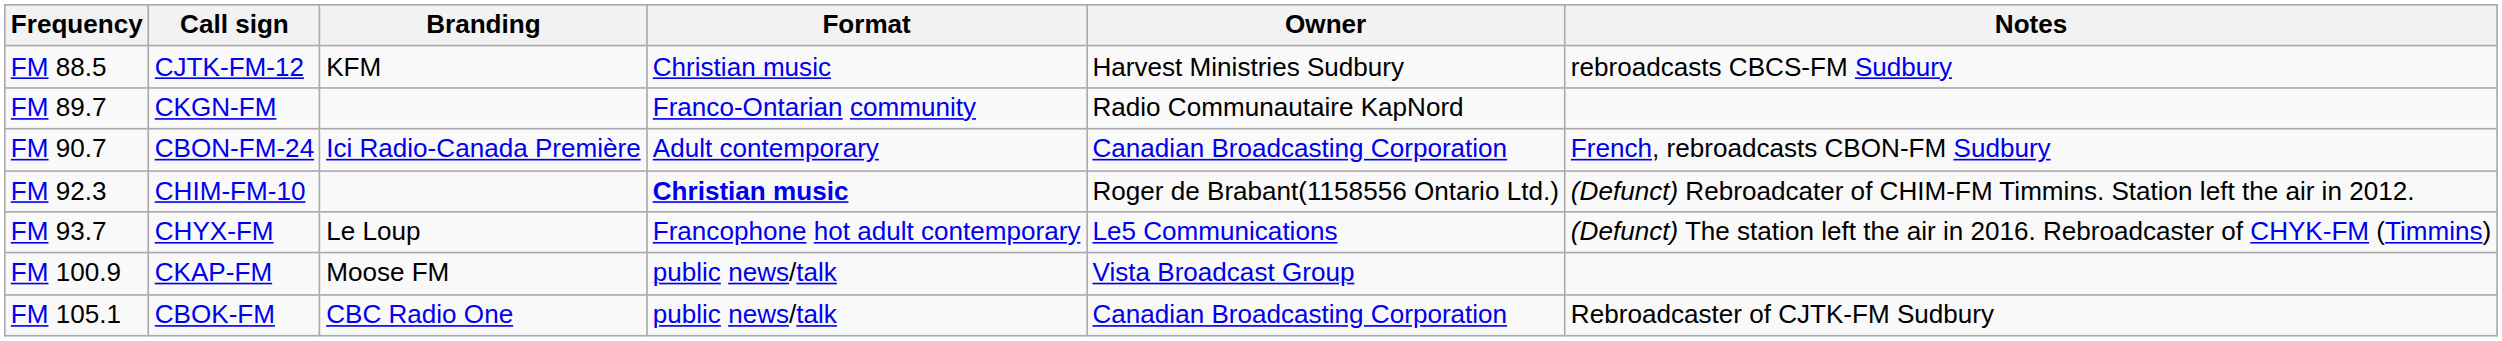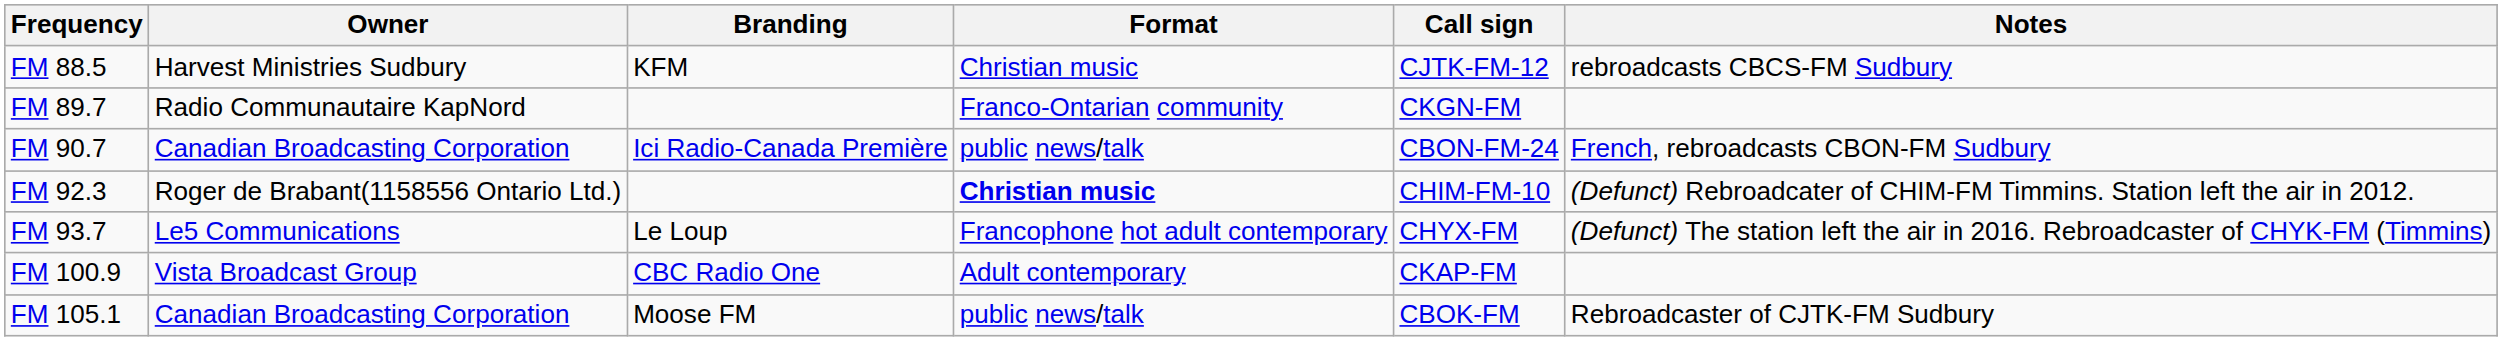columns swapped: (234, 25) <-> (1326, 25)
(766, 149) Adult contemporary -> (1052, 149) public news/talk
(388, 273) Moose FM -> (727, 273) CBC Radio One
(745, 273) public news/talk -> (1073, 273) Adult contemporary
(420, 314) CBC Radio One -> (695, 314) Moose FM
